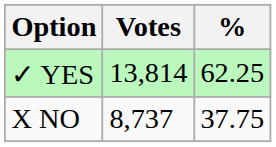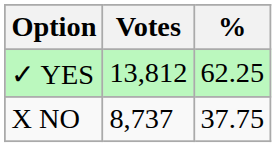(148, 72) 13,814 -> (148, 72) 13,812
